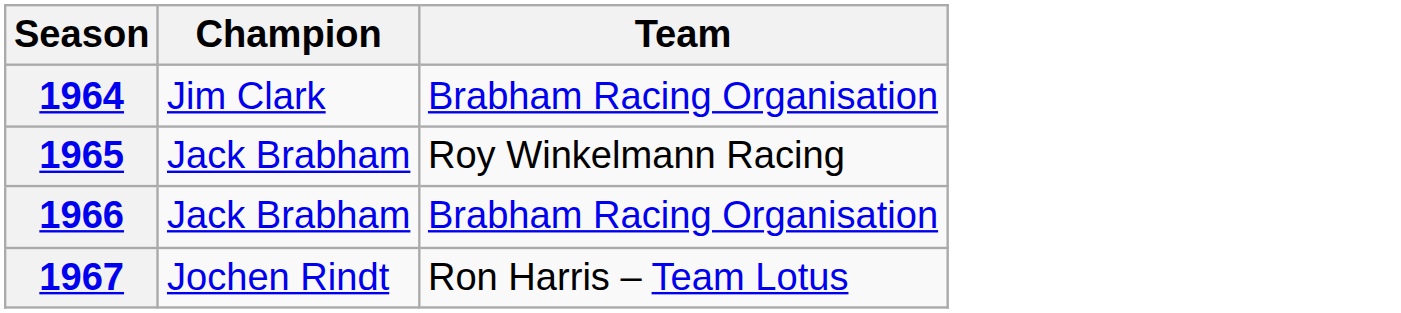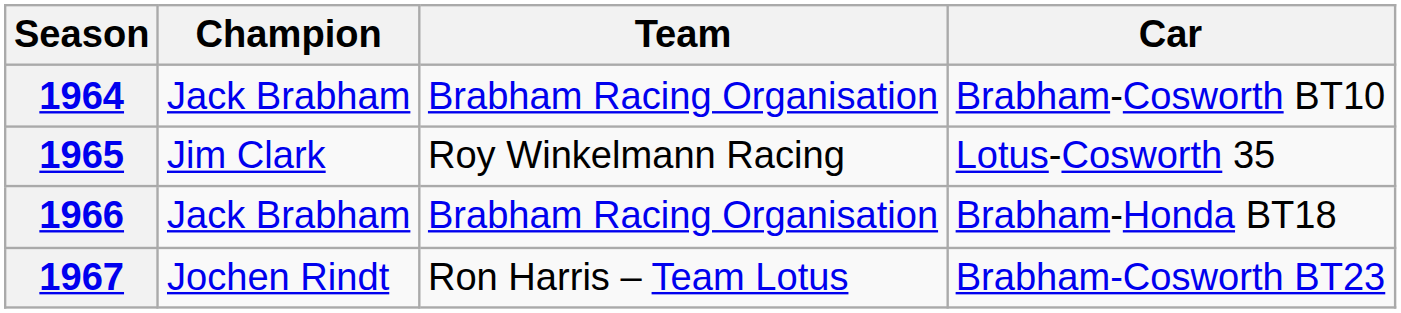+ column: (1170, 34)
(246, 95) Jim Clark -> (289, 95) Jack Brabham
(289, 155) Jack Brabham -> (246, 155) Jim Clark
